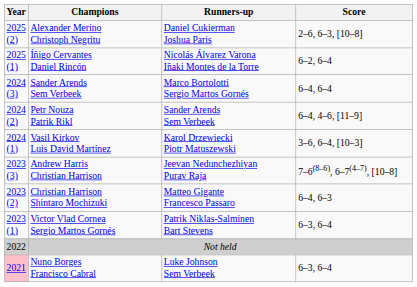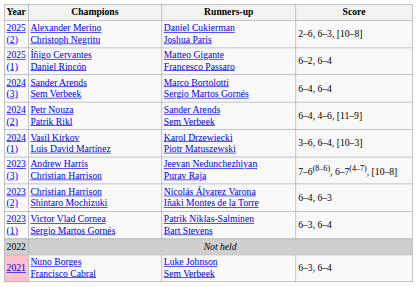(211, 61) Nicolás Álvarez Varona Iñaki Montes de la Torre -> (199, 61) Matteo Gigante Francesco Passaro
(199, 198) Matteo Gigante Francesco Passaro -> (211, 198) Nicolás Álvarez Varona Iñaki Montes de la Torre
